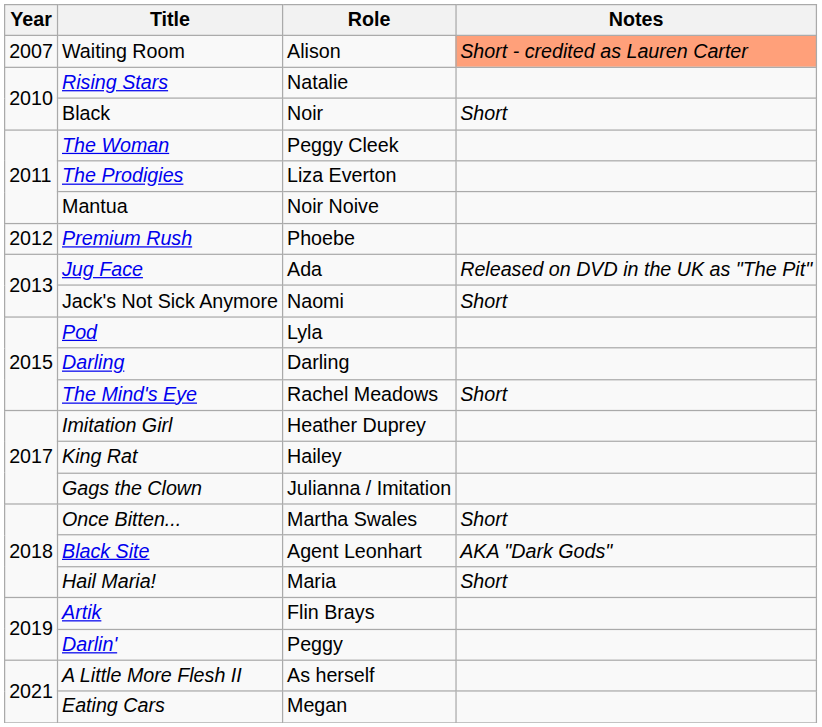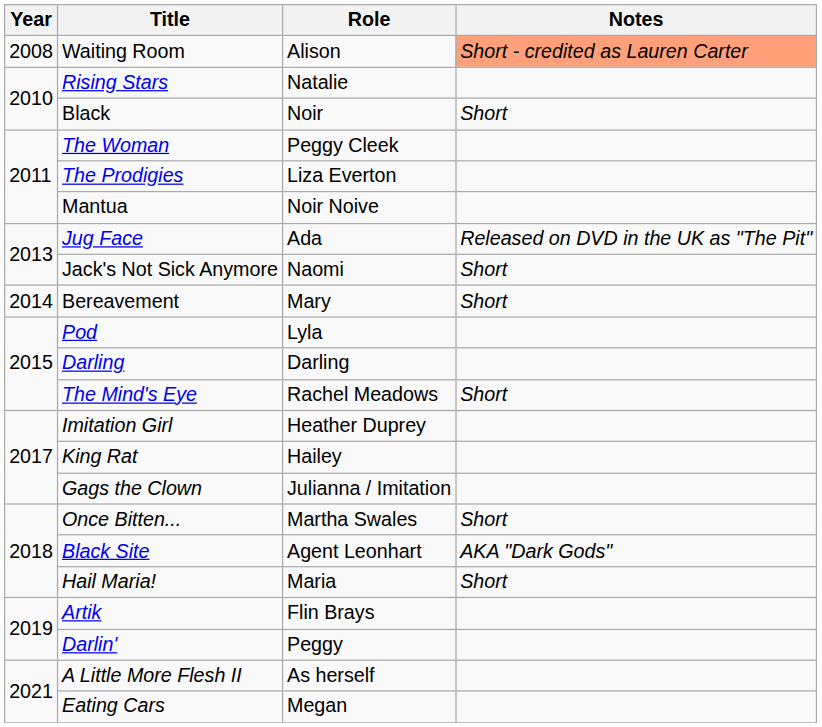(31, 51) 2007 -> (31, 51) 2008
- row: (127, 238)
+ row: (121, 301)
